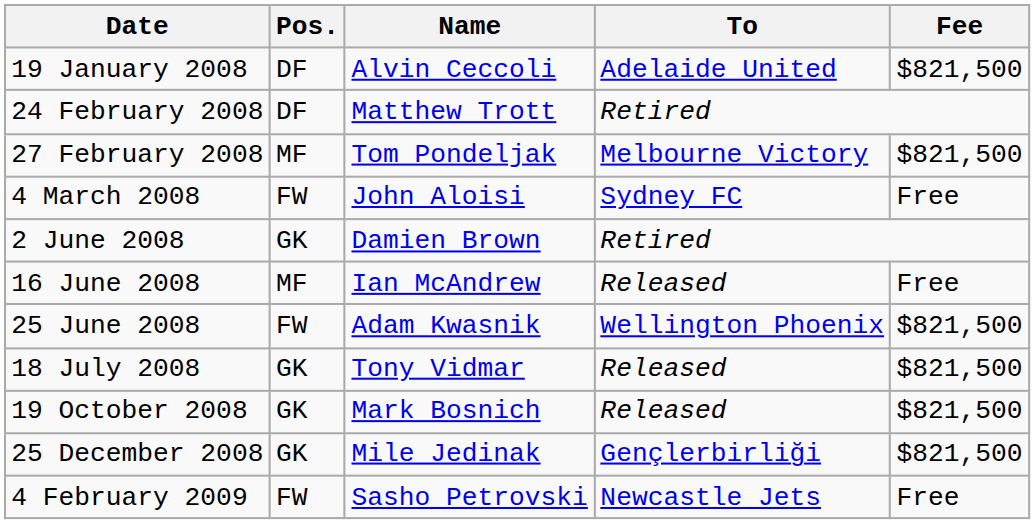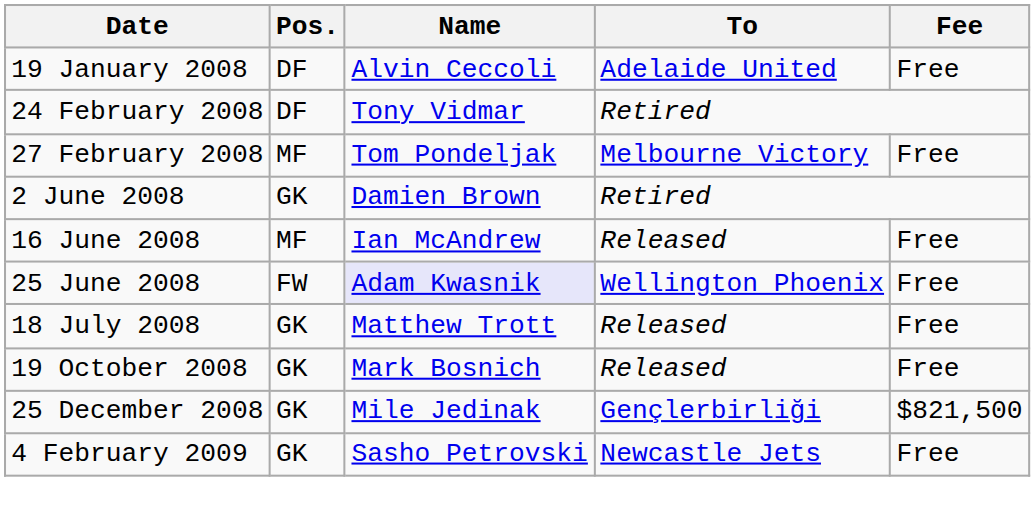(960, 69) $821,500 -> (928, 69) Free
(454, 112) Matthew Trott -> (438, 112) Tony Vidmar
(960, 155) $821,500 -> (928, 155) Free
- row: (106, 198)
(446, 326) no background -> (446, 283) lavender background
(960, 326) $821,500 -> (928, 283) Free
(438, 369) Tony Vidmar -> (454, 326) Matthew Trott
(960, 369) $821,500 -> (928, 326) Free
(960, 412) $821,500 -> (928, 369) Free
(292, 497) FW -> (292, 454) GK
